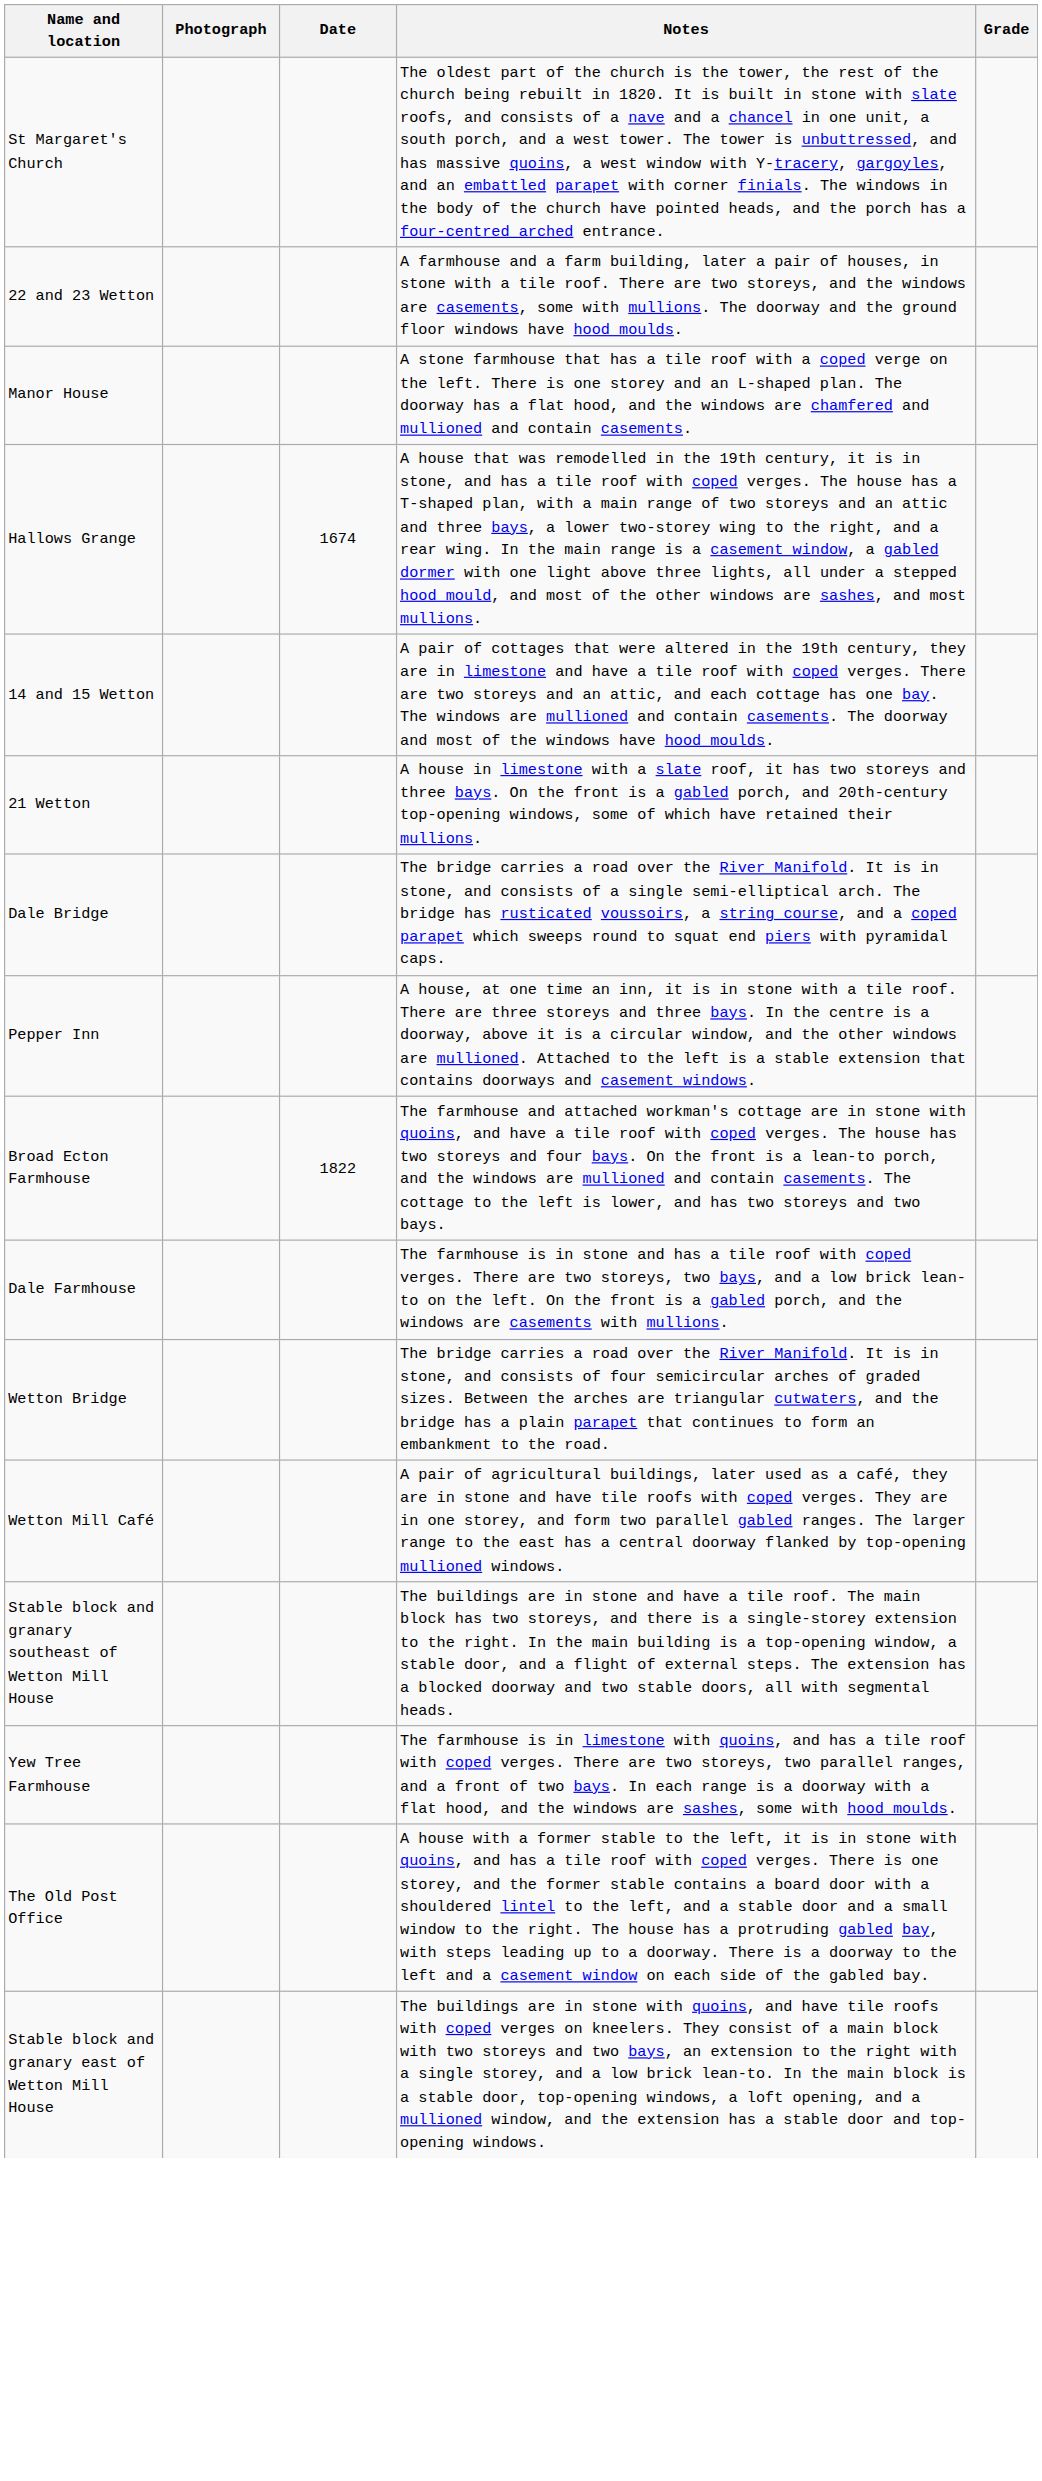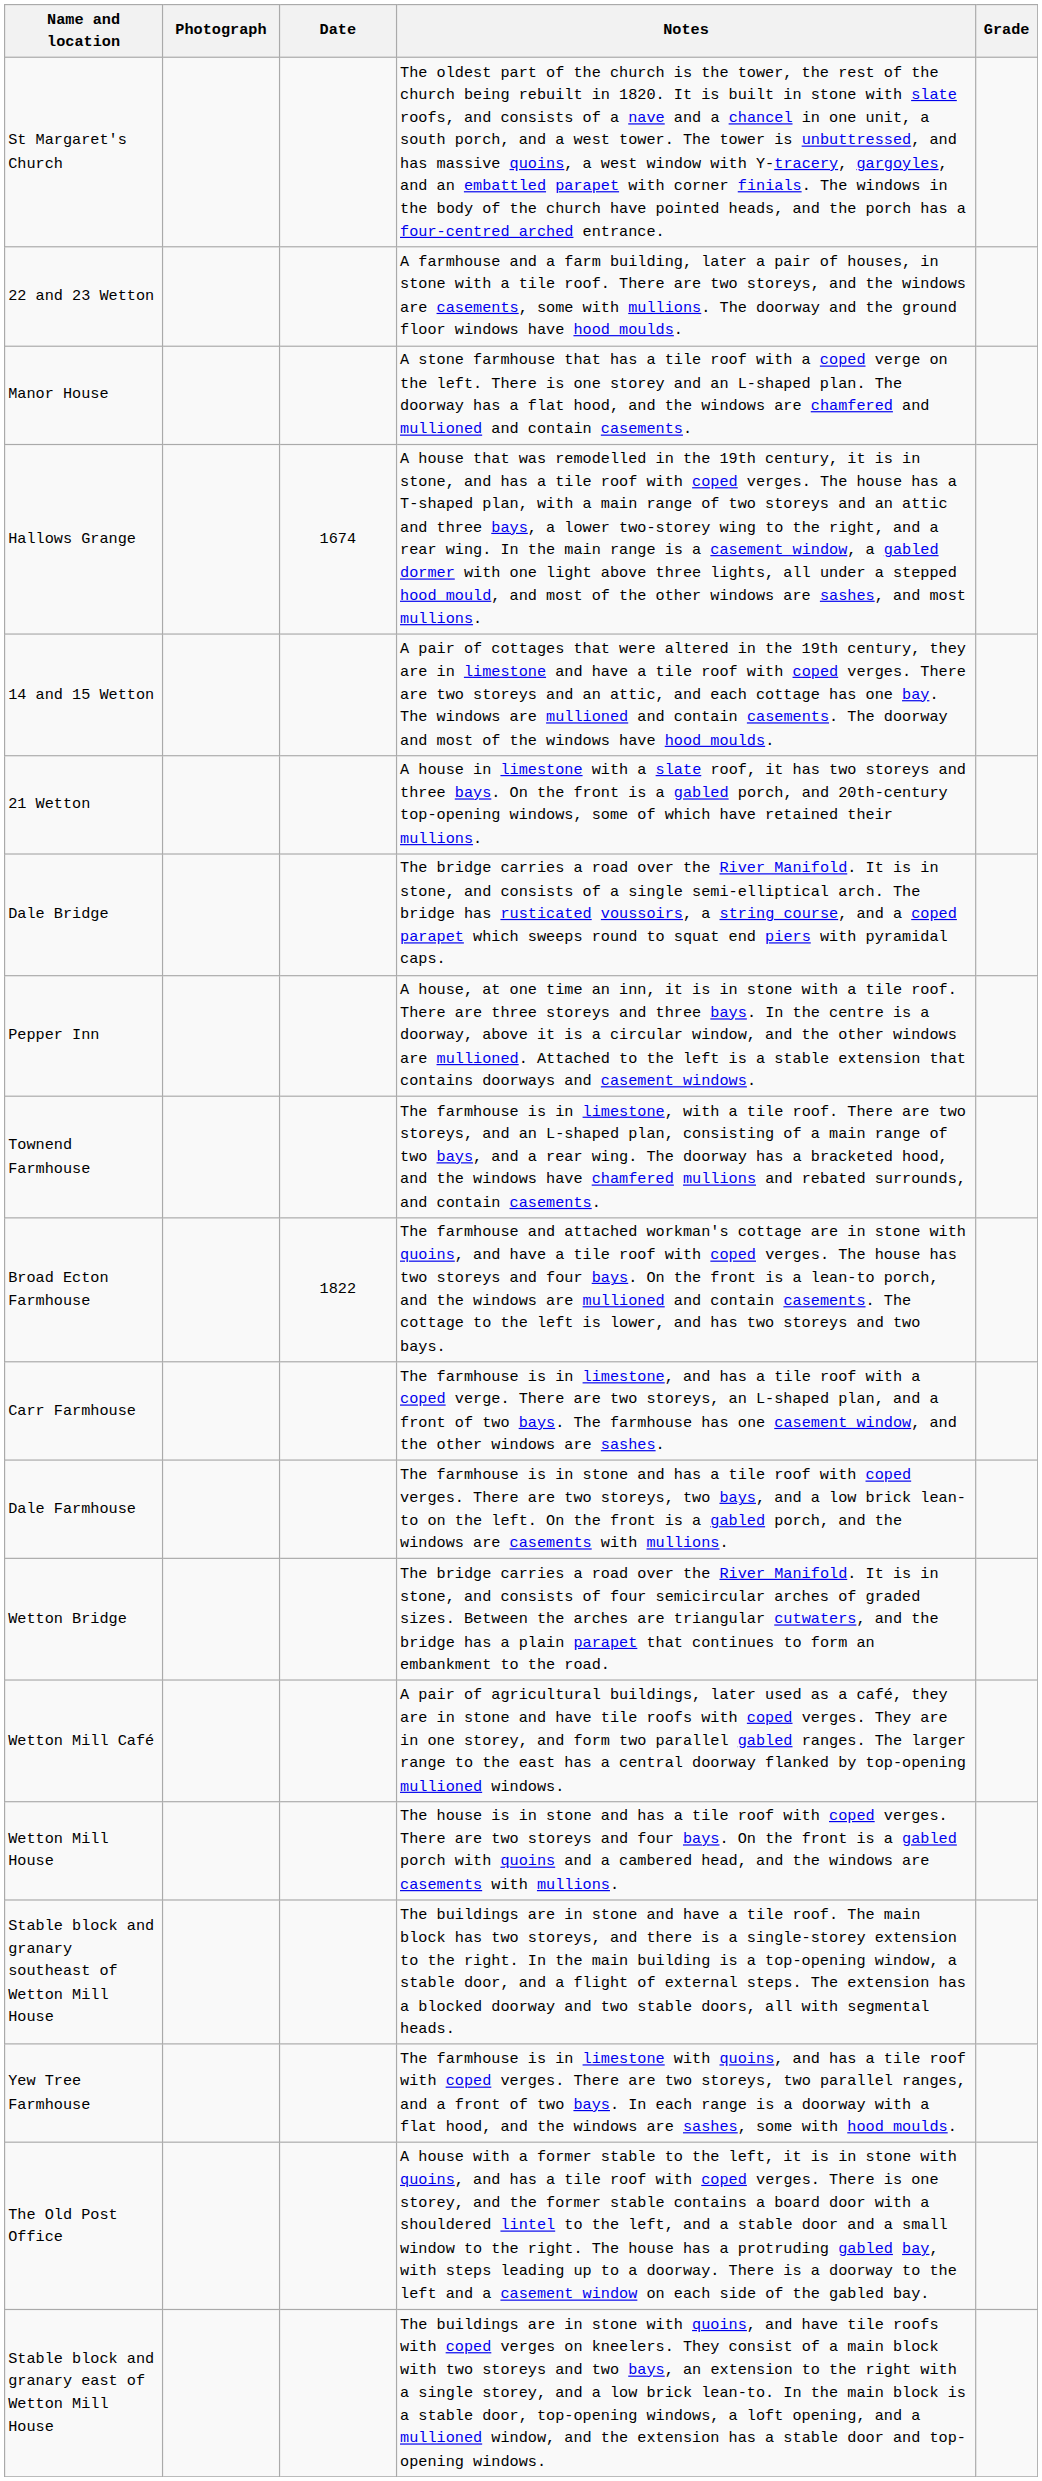+ row: (49, 1157)
+ row: (72, 1411)
+ row: (58, 1850)
